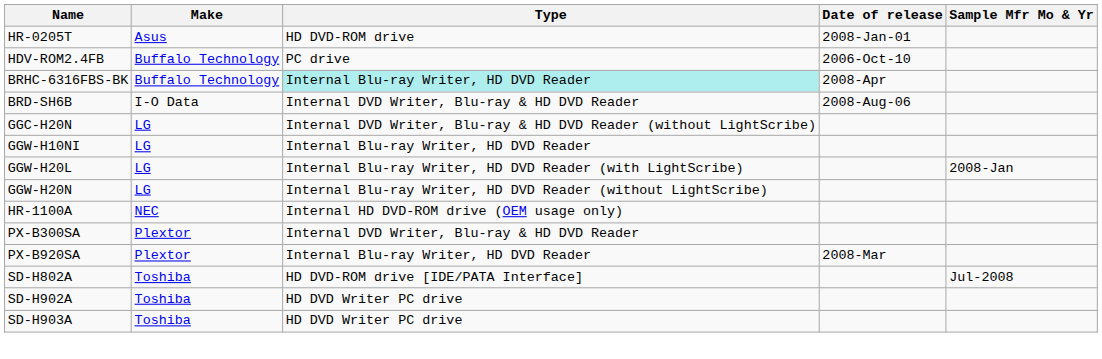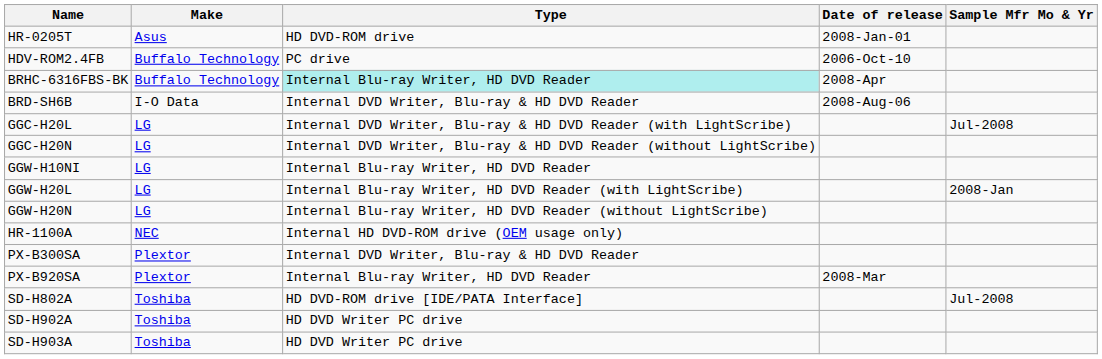+ row: (40, 125)
